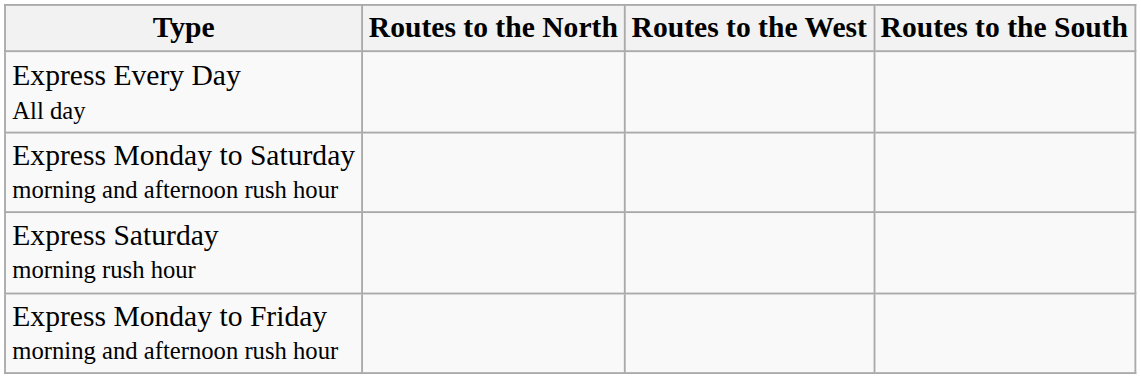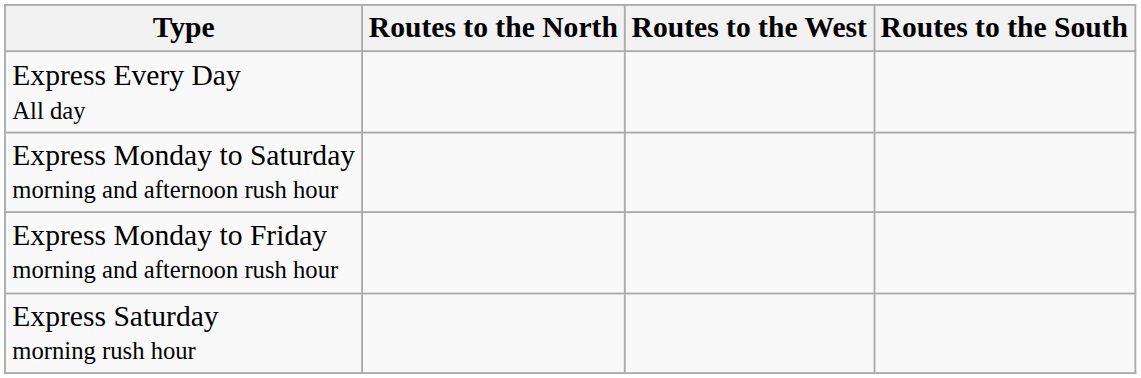rows swapped: (175, 332) <-> (115, 252)
